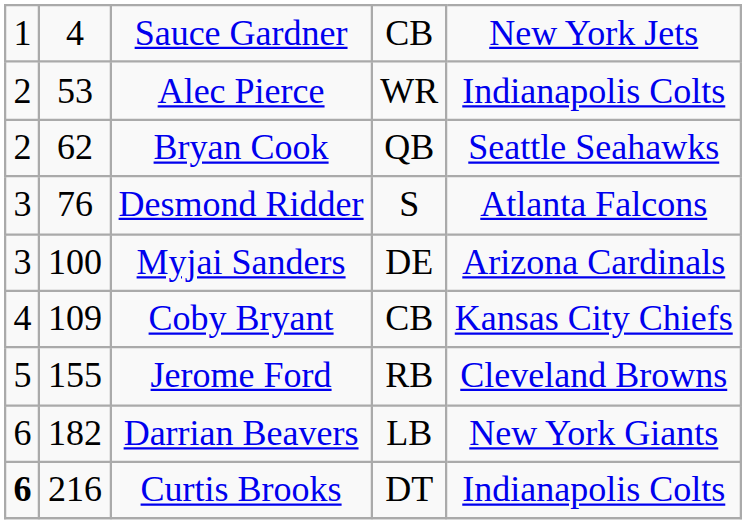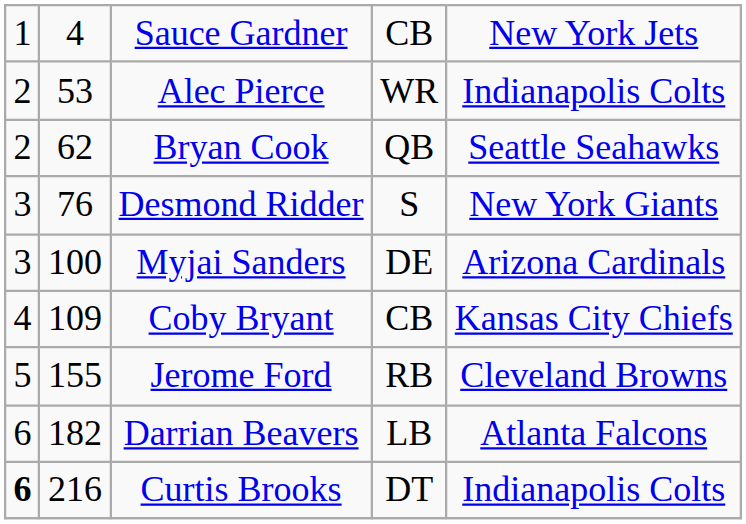(594, 204) Atlanta Falcons -> (594, 204) New York Giants
(594, 432) New York Giants -> (594, 432) Atlanta Falcons
